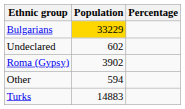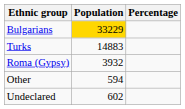rows swapped: (19, 96) <-> (31, 46)
(113, 63) 3902 -> (113, 63) 3932
